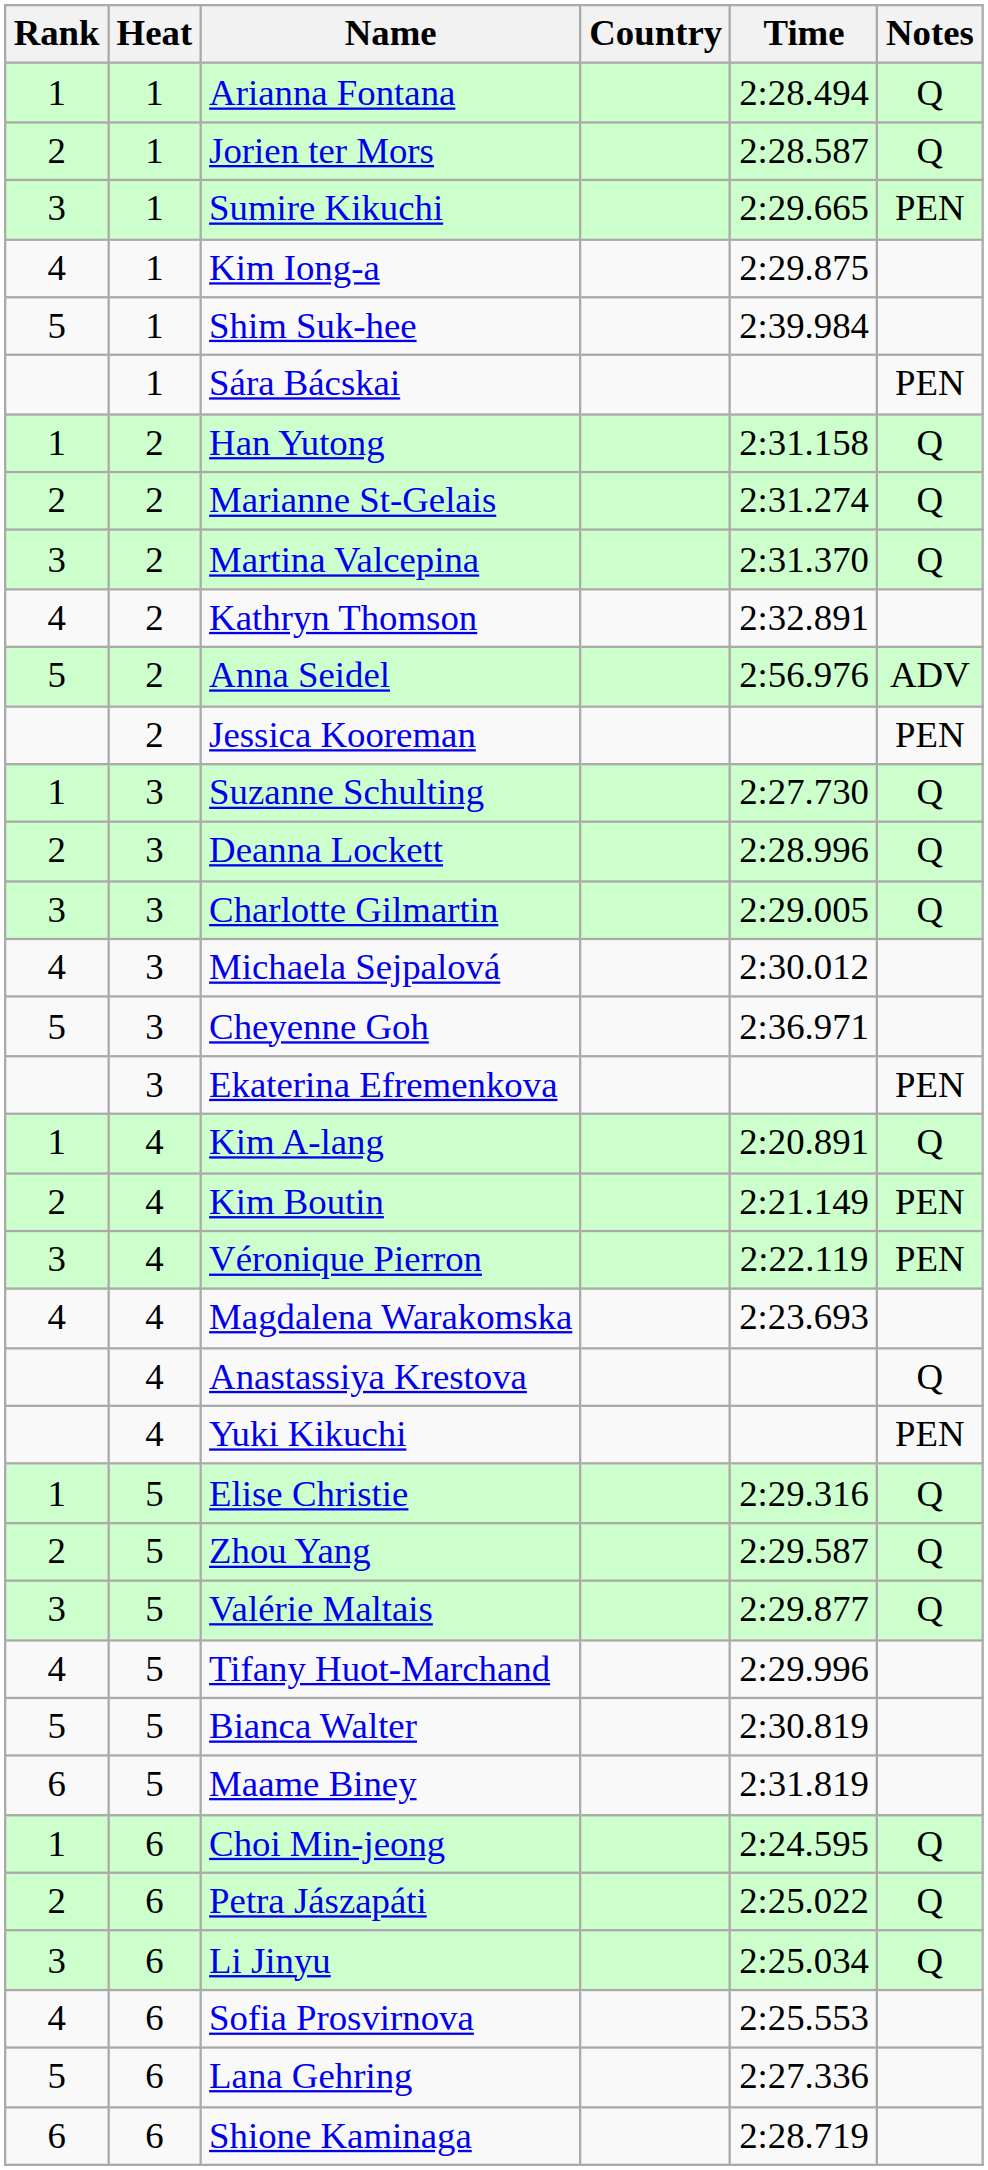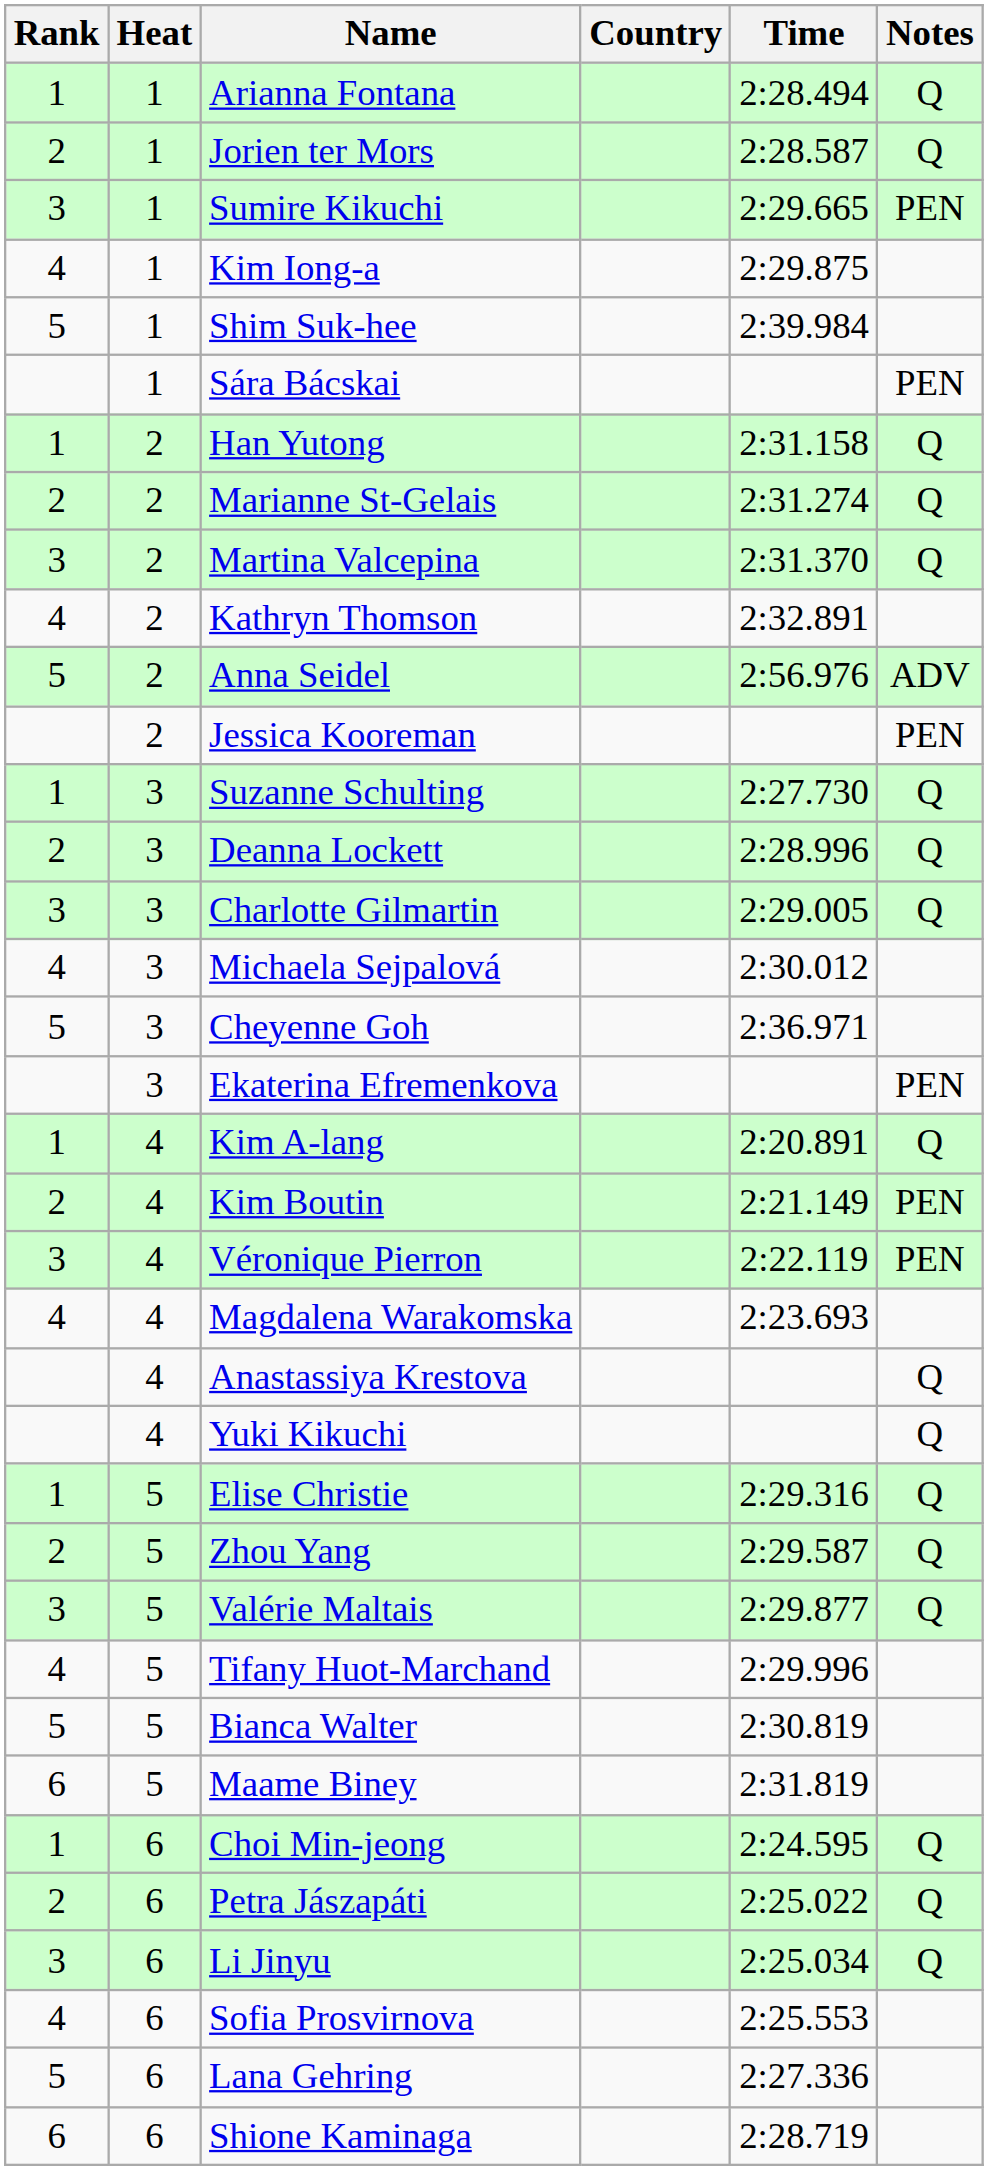(930, 1434) PEN -> (930, 1434) Q
